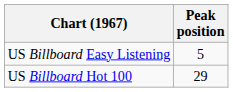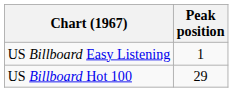(201, 53) 5 -> (201, 53) 1
